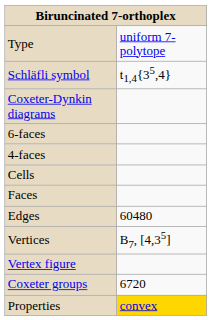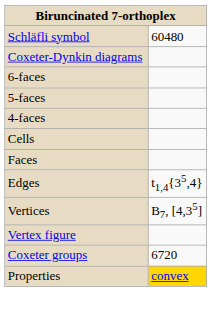- row: (21, 43)
(145, 74) t1,4{35,4} -> (167, 36) 60480
+ row: (26, 97)
(136, 216) 60480 -> (177, 183) t1,4{35,4}
